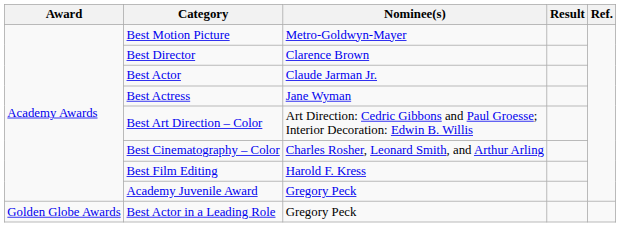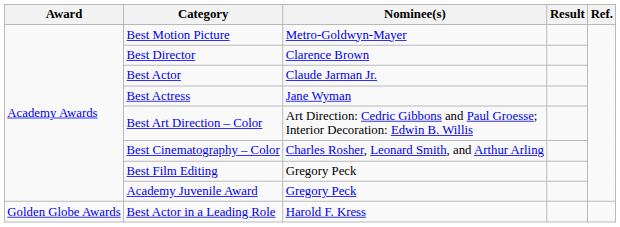(326, 171) Harold F. Kress -> (321, 171) Gregory Peck
(321, 211) Gregory Peck -> (326, 211) Harold F. Kress
